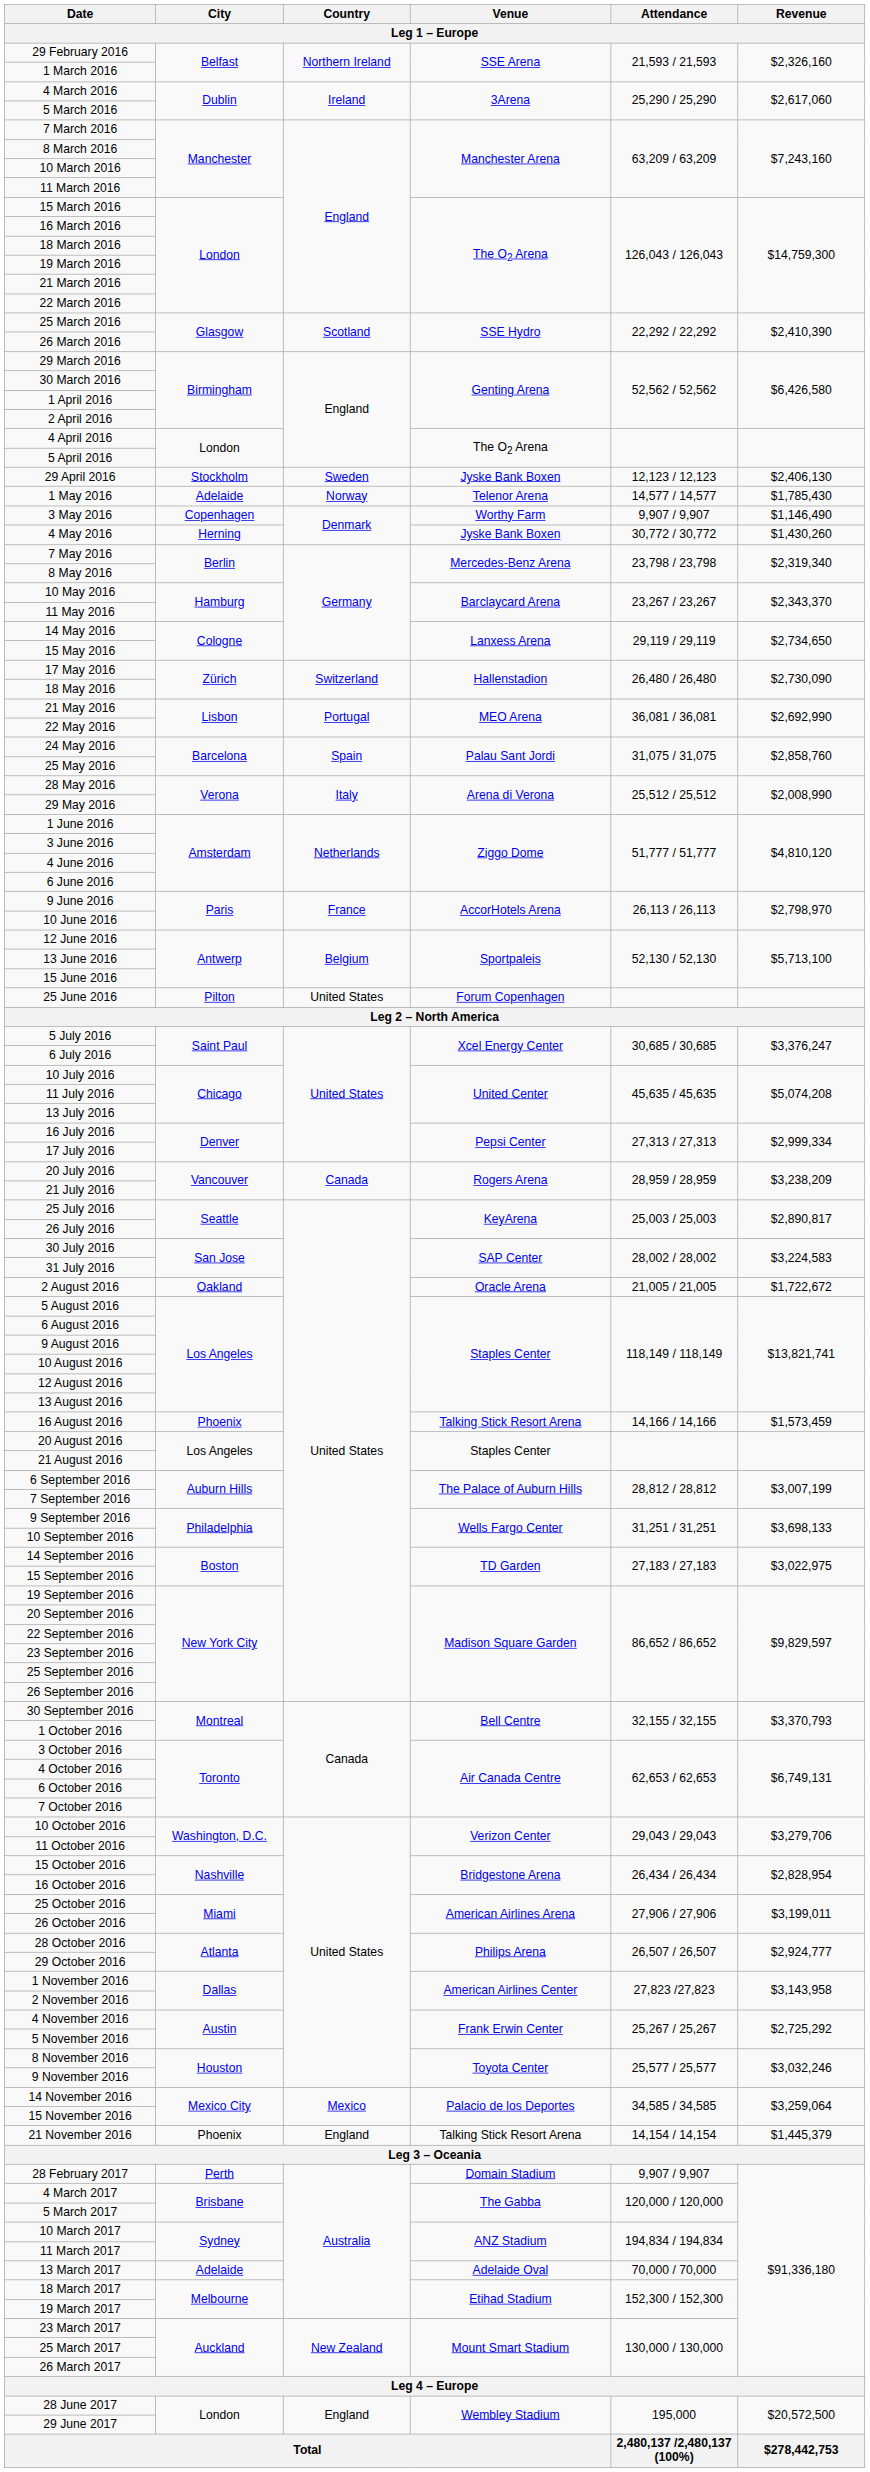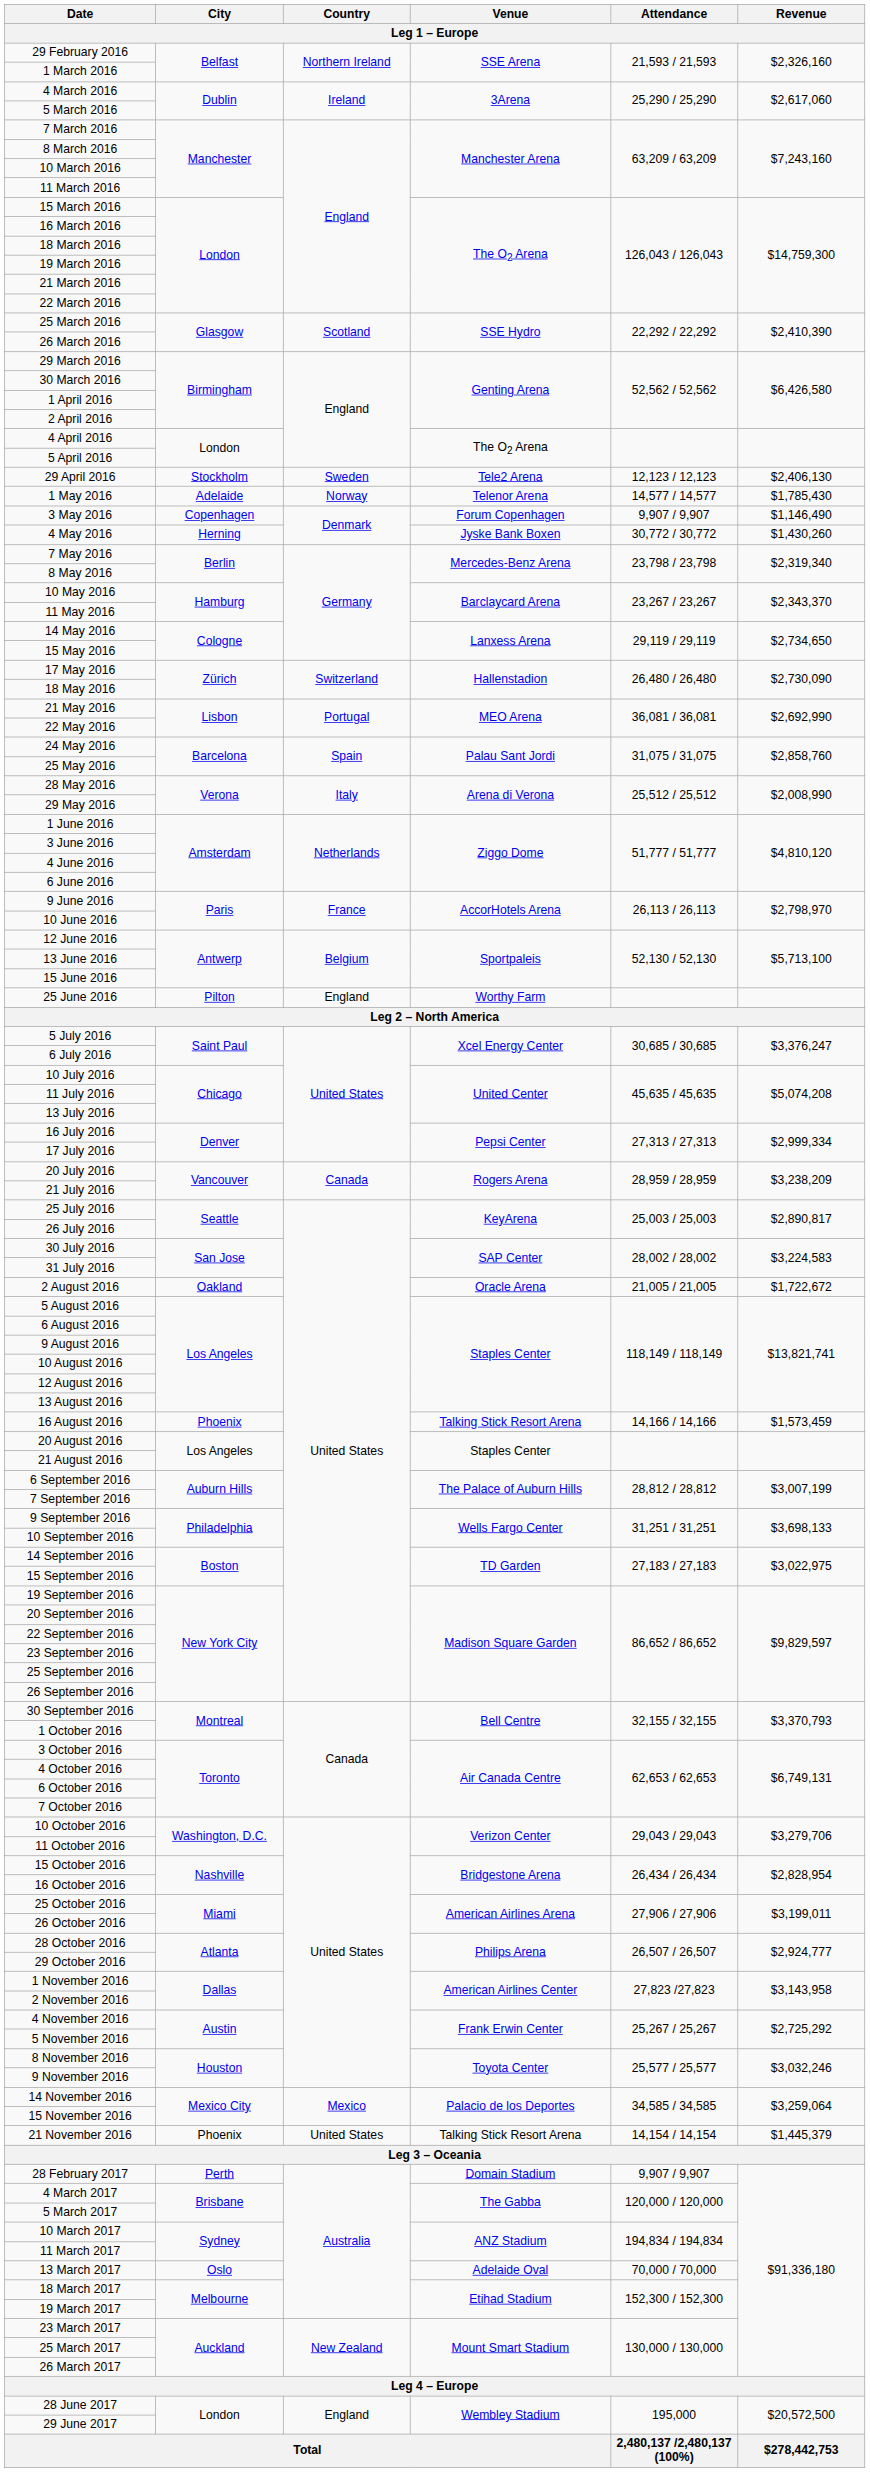(510, 476) Jyske Bank Boxen -> (510, 476) Tele2 Arena
(510, 515) Worthy Farm -> (510, 515) Forum Copenhagen
(347, 997) United States -> (347, 997) England
(510, 997) Forum Copenhagen -> (510, 997) Worthy Farm
(347, 2135) England -> (347, 2135) United States
(220, 2270) Adelaide -> (220, 2270) Oslo
